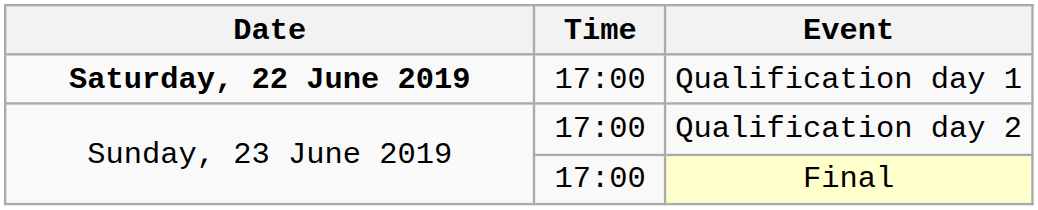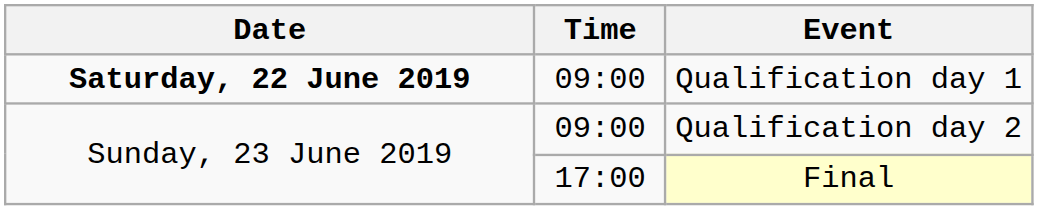(600, 80) 17:00 -> (600, 80) 09:00
(600, 129) 17:00 -> (600, 129) 09:00
